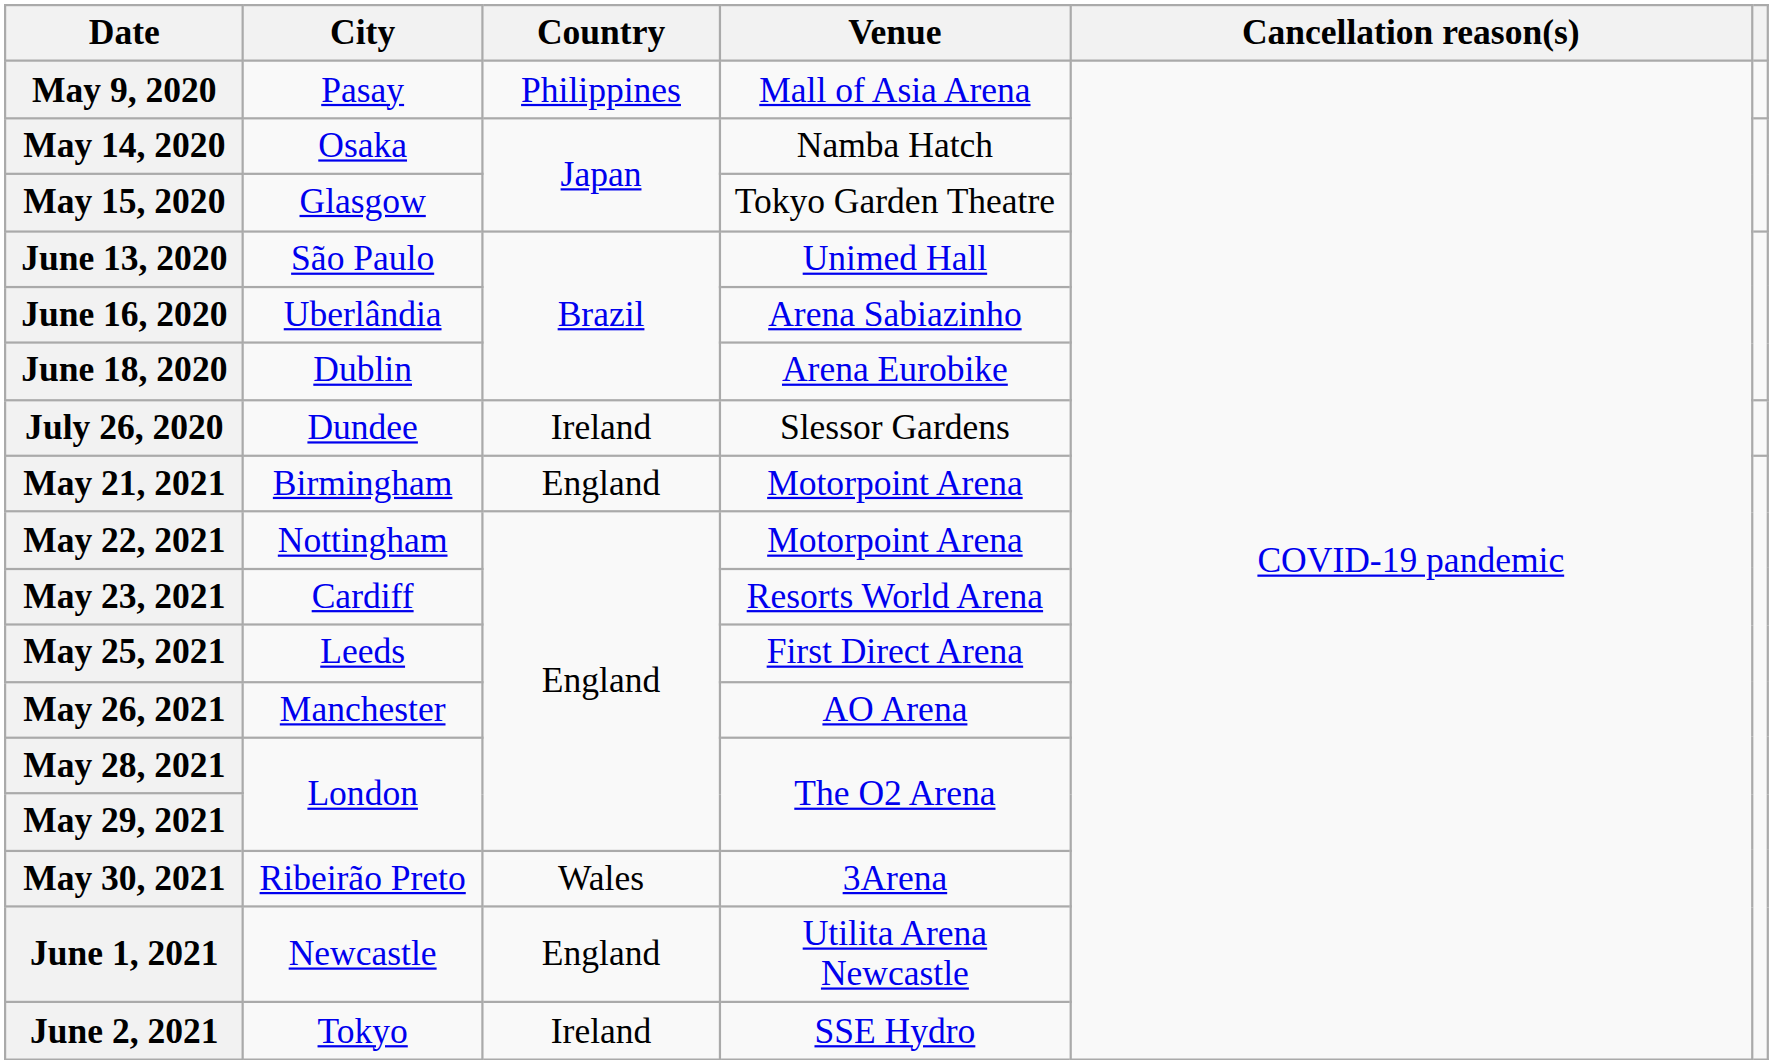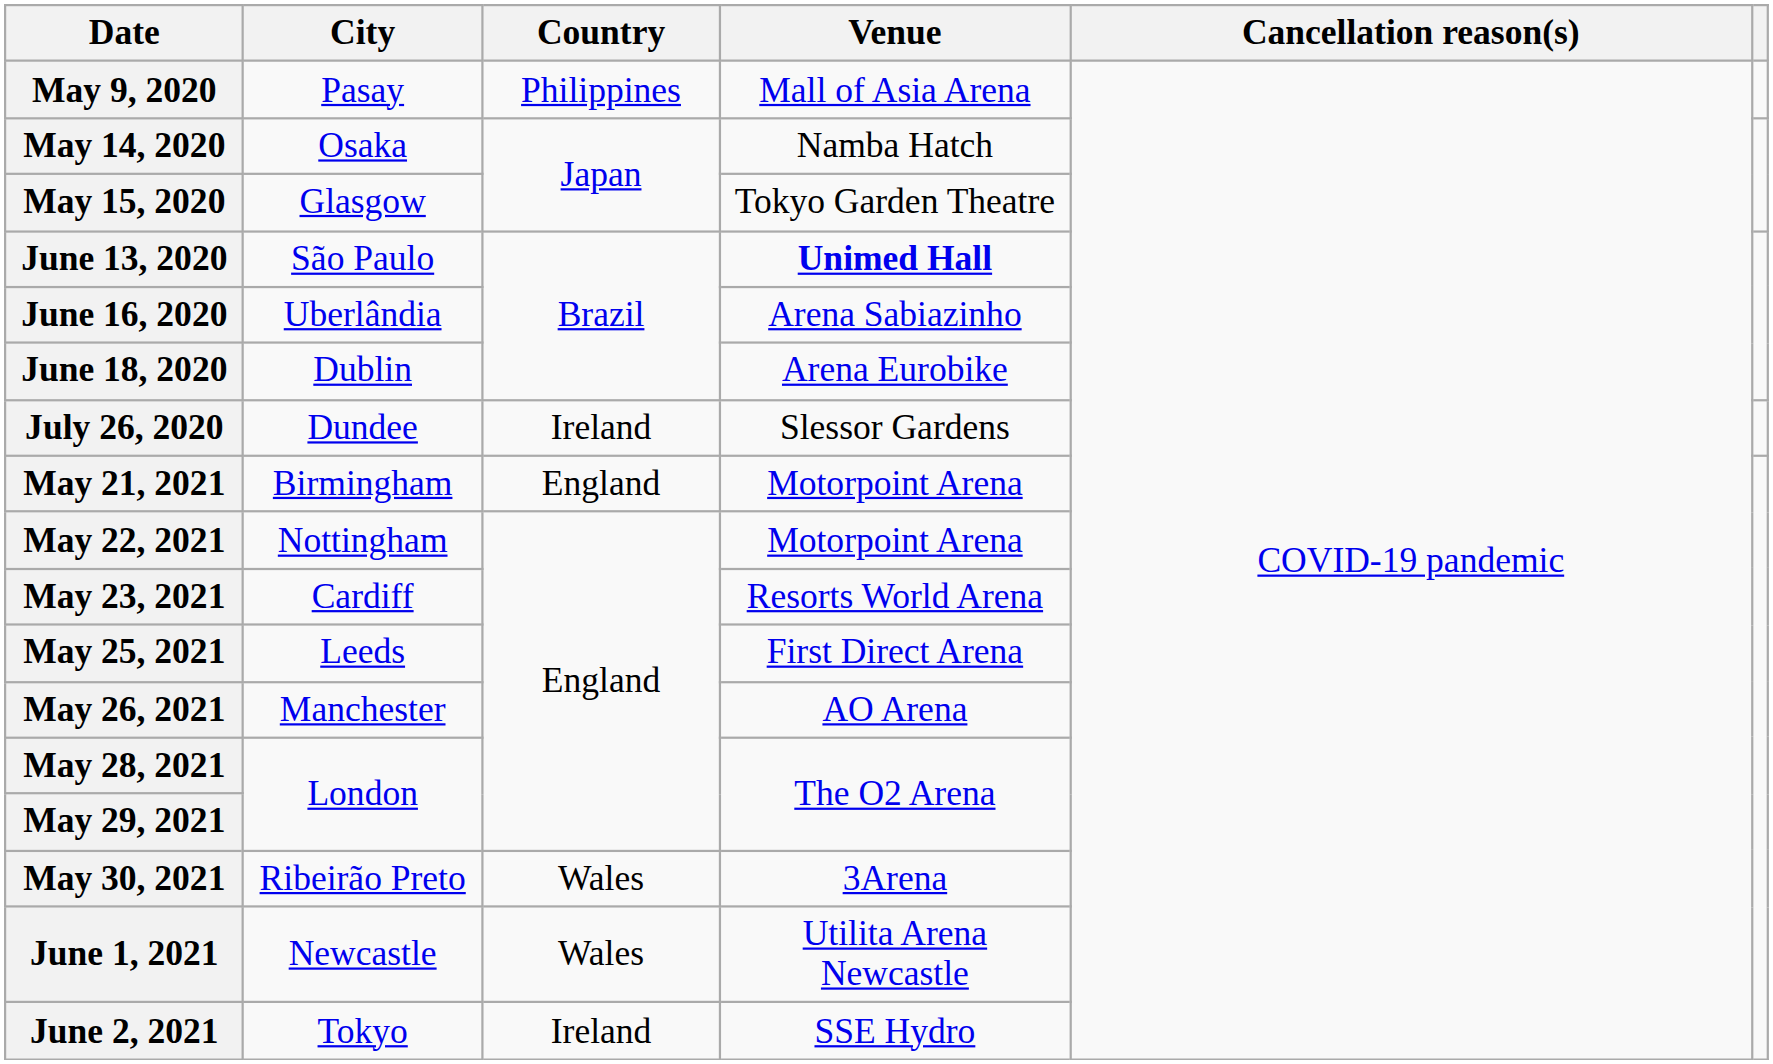(895, 257) normal -> (895, 257) bold
(601, 953) England -> (601, 953) Wales
